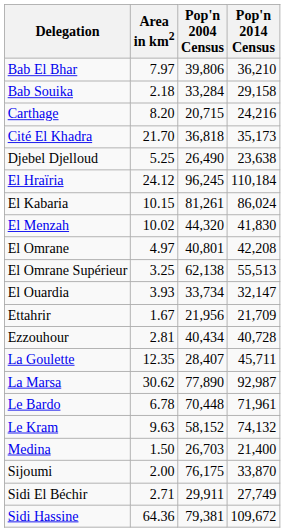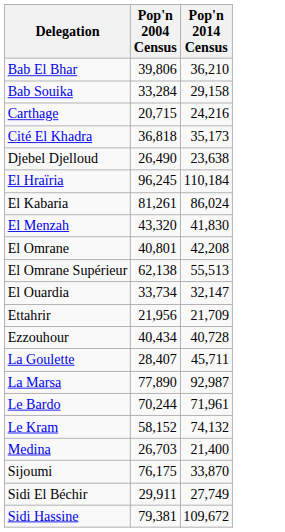- column: (154, 31)
(205, 225) 44,320 -> (157, 225) 43,320
(205, 404) 70,448 -> (157, 404) 70,244
